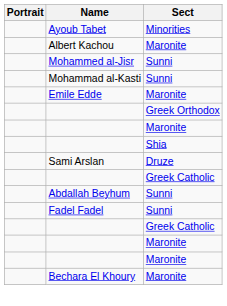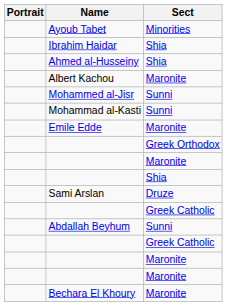+ row: (83, 45)
+ row: (94, 62)
- row: (76, 210)
